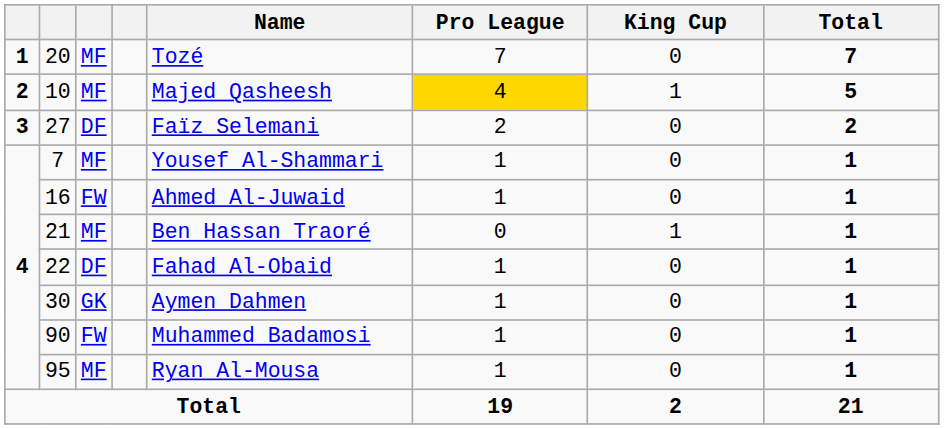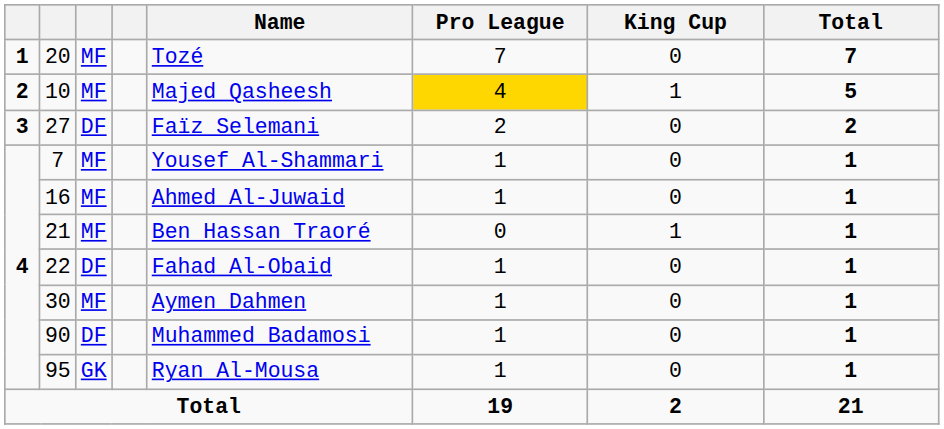(94, 197) FW -> (94, 197) MF
(94, 302) GK -> (94, 302) MF
(94, 337) FW -> (94, 337) DF
(94, 372) MF -> (94, 372) GK
